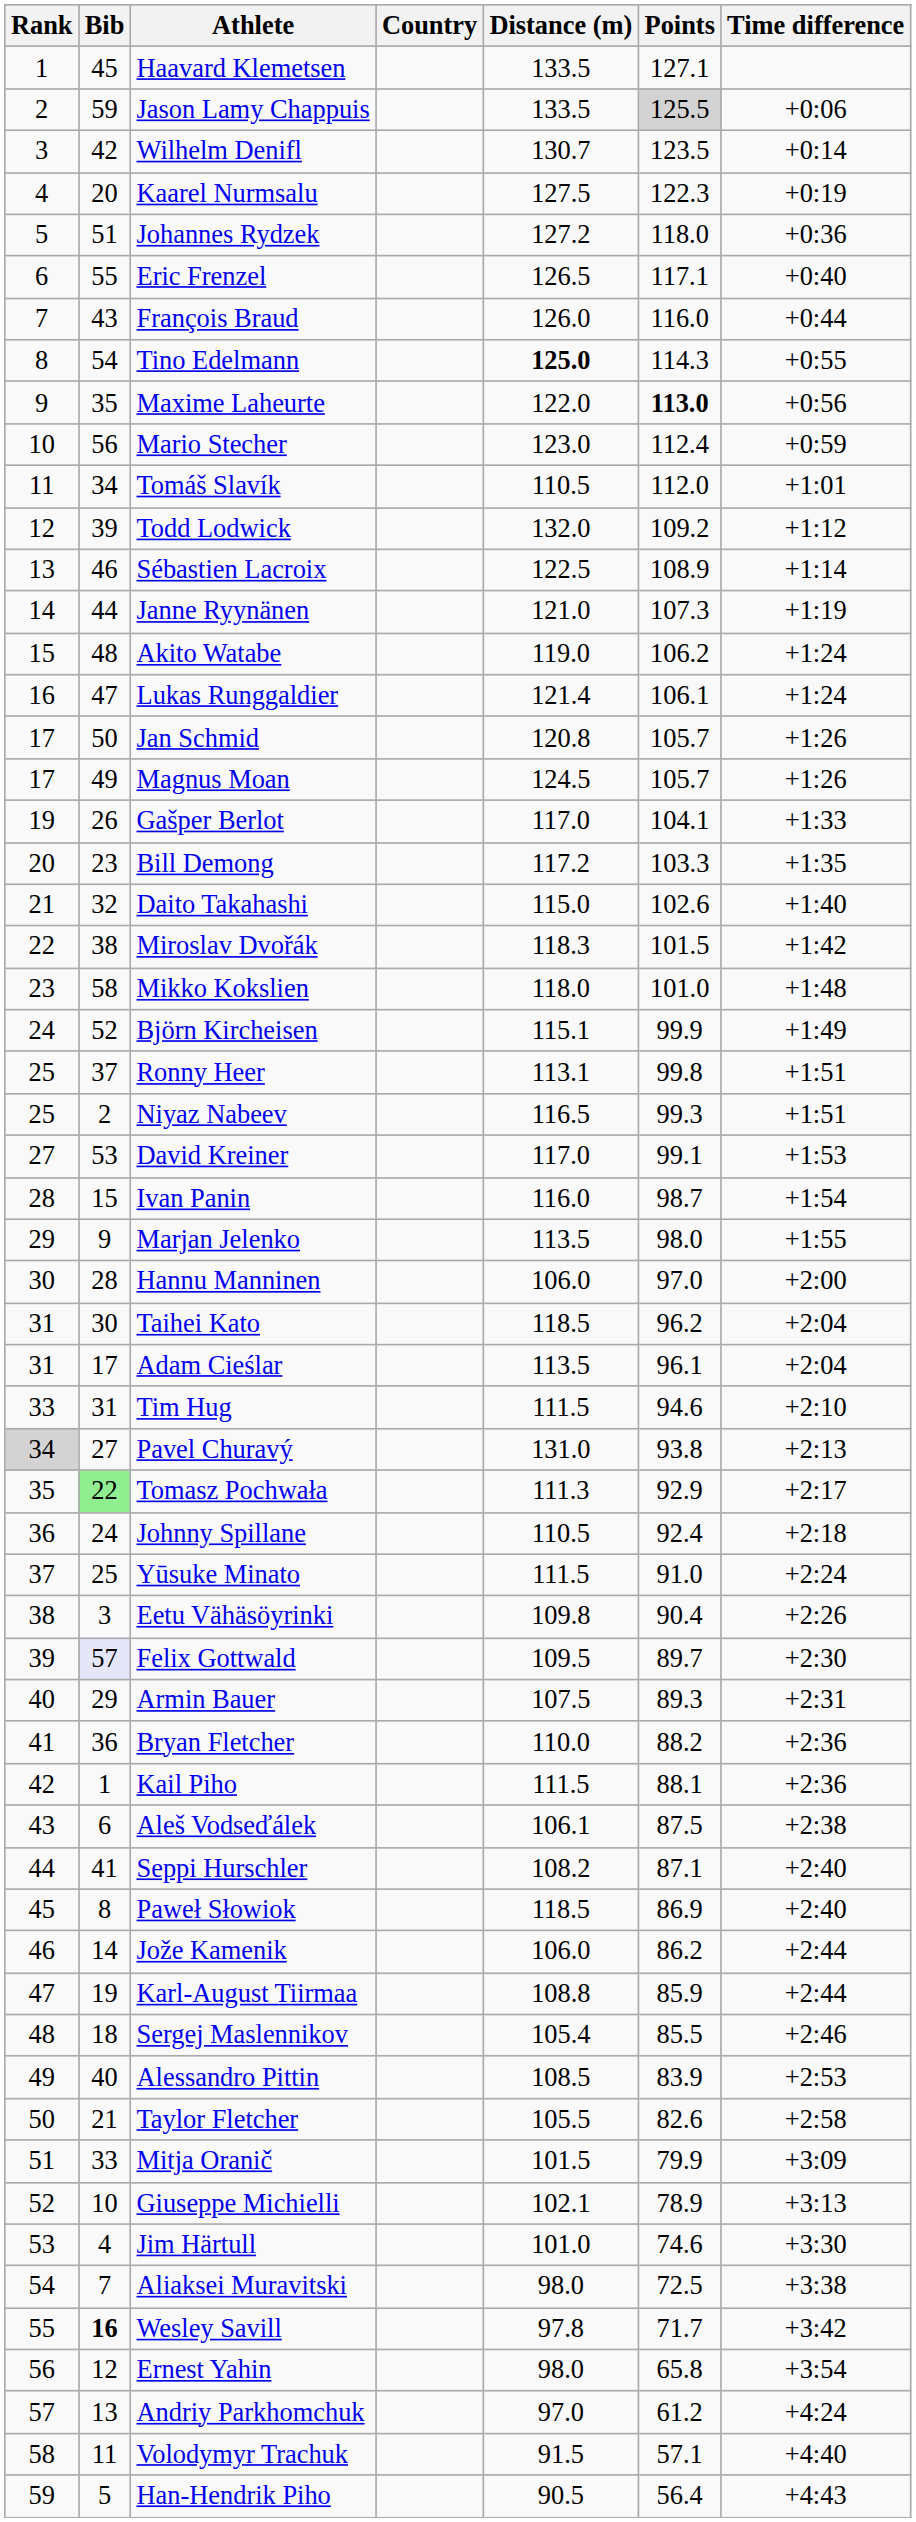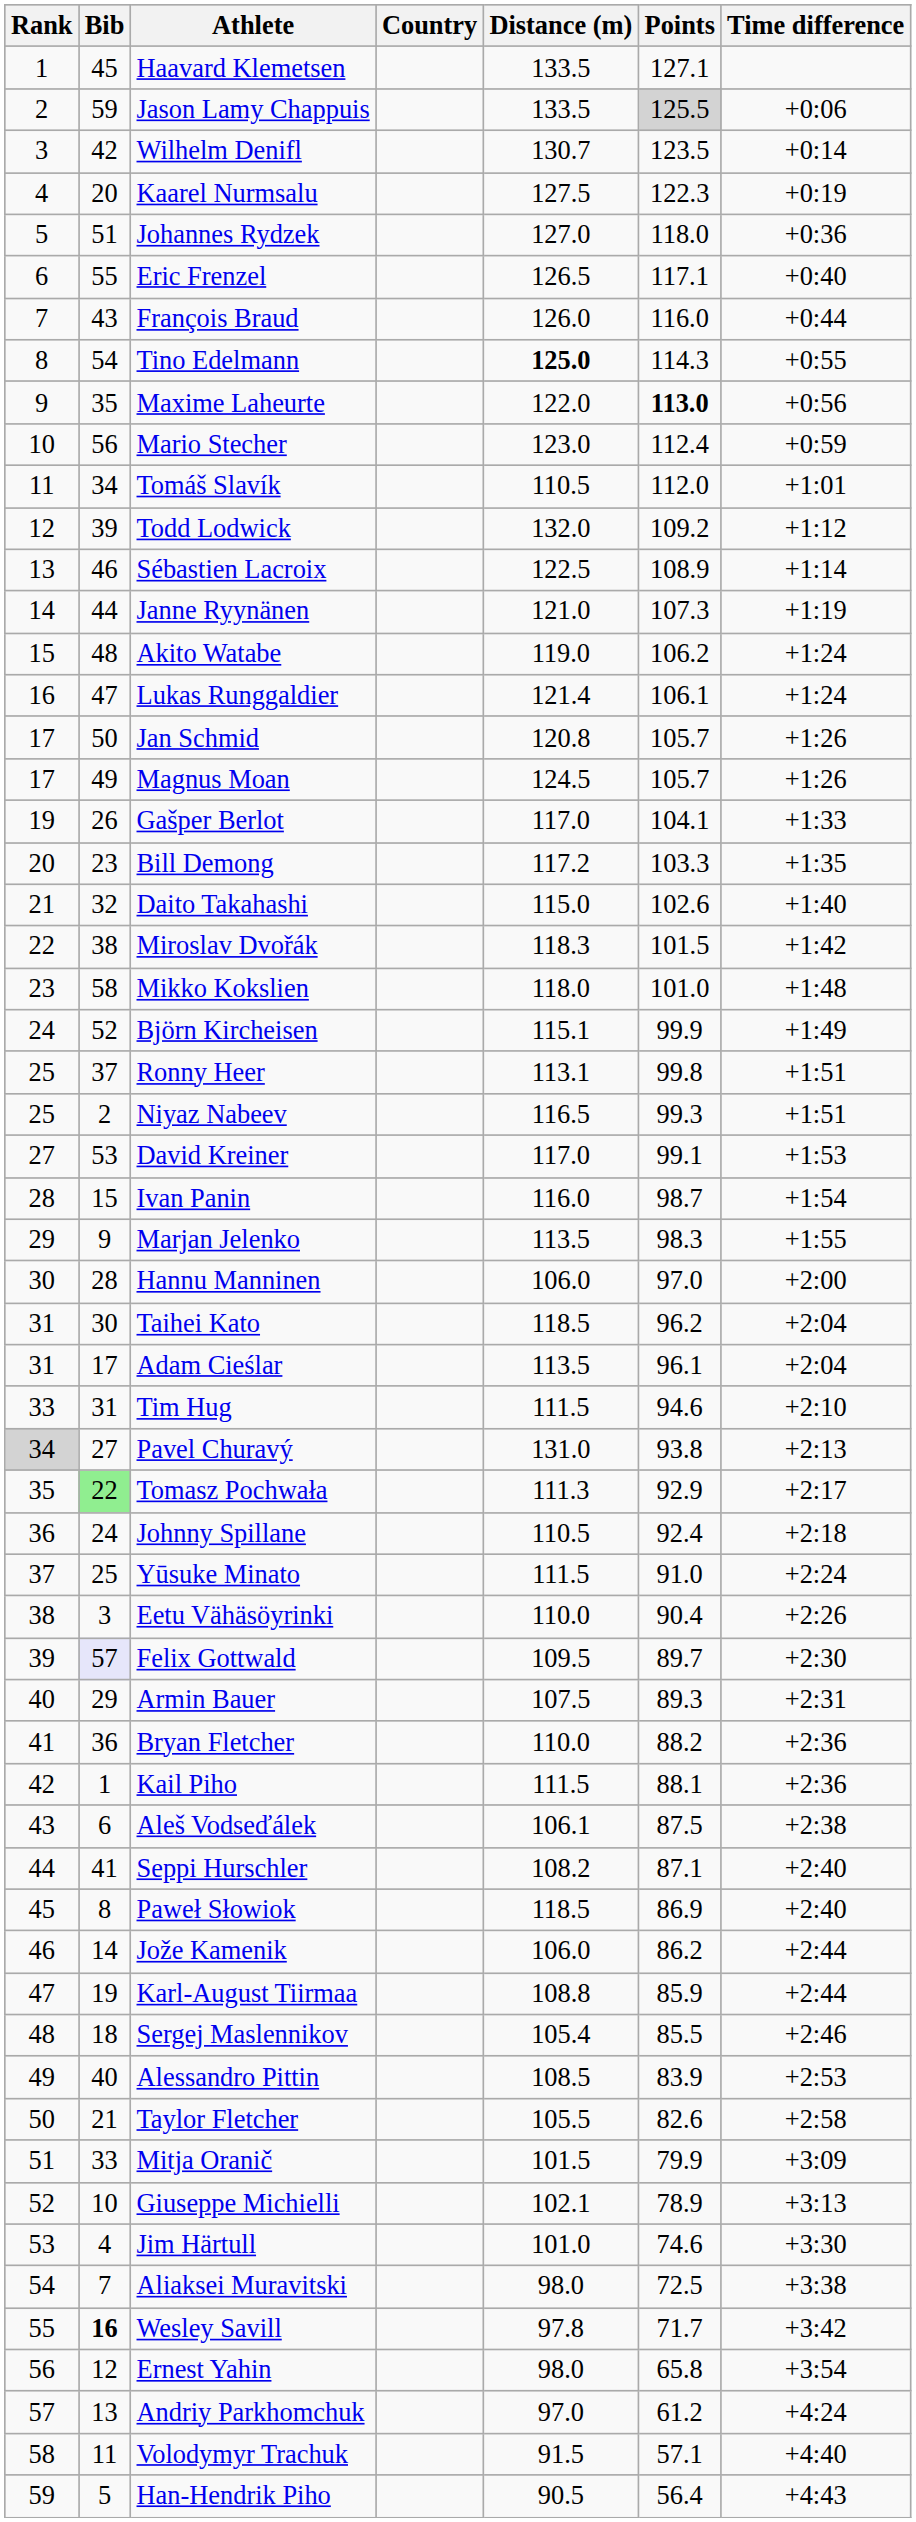(561, 234) 127.2 -> (561, 234) 127.0
(680, 1239) 98.0 -> (680, 1239) 98.3
(561, 1616) 109.8 -> (561, 1616) 110.0
